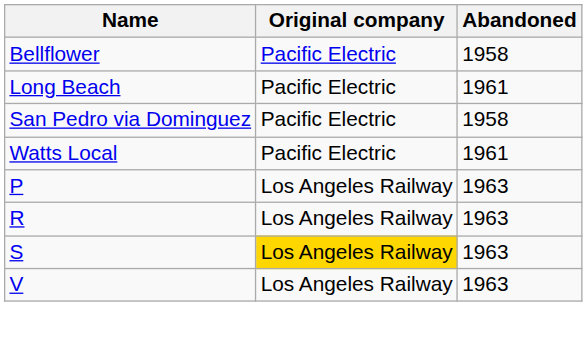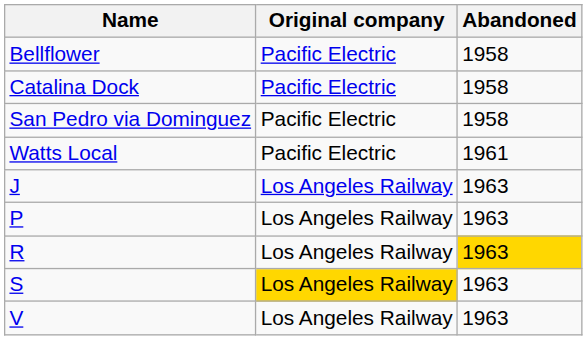+ row: (74, 86)
- row: (65, 86)
+ row: (15, 185)
(485, 218) no background -> (485, 251) gold background
